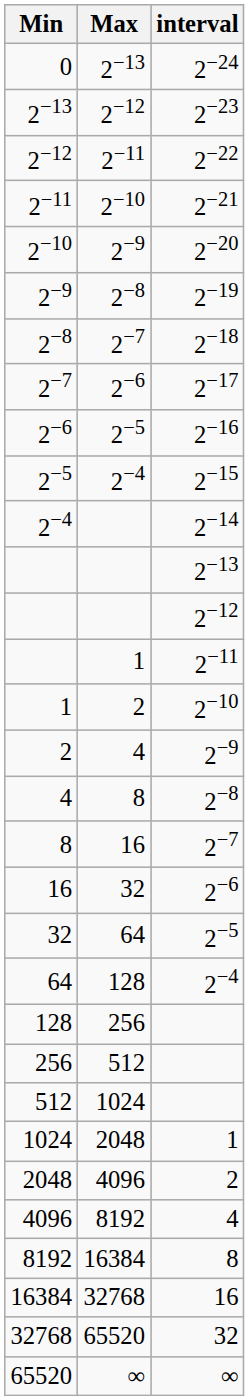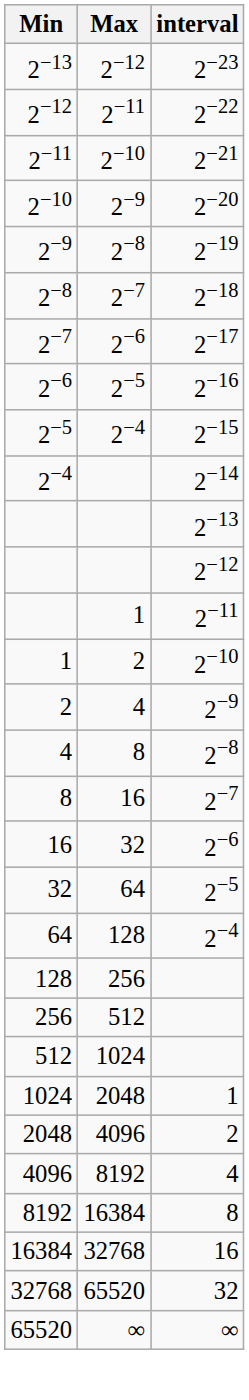- row: (66, 66)
